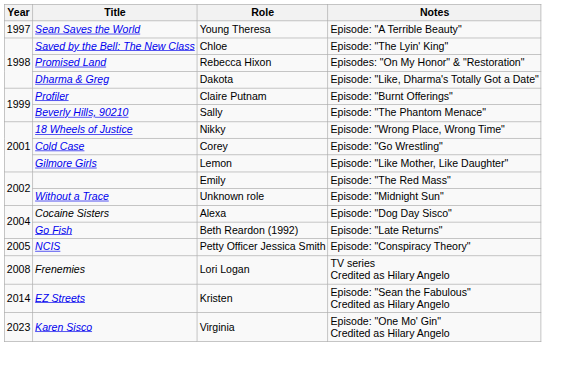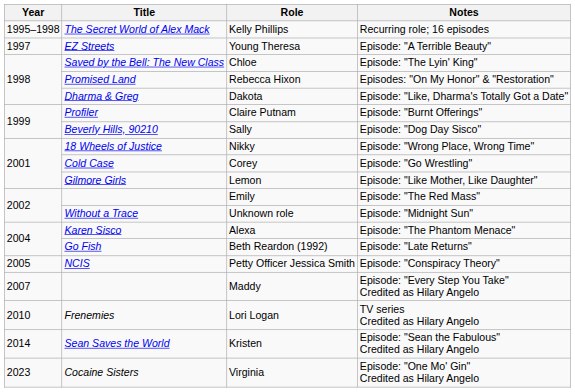+ row: (259, 29)
(88, 29) Sean Saves the World -> (89, 46) EZ Streets
(408, 113) Episode: "The Phantom Menace" -> (421, 130) Episode: "Dog Day Sisco"
(72, 213) Cocaine Sisters -> (93, 230) Karen Sisco
(391, 213) Episode: "Dog Day Sisco" -> (438, 230) Episode: "The Phantom Menace"
+ row: (245, 286)
(19, 270) 2008 -> (19, 315) 2010
(60, 298) EZ Streets -> (117, 344) Sean Saves the World
(64, 327) Karen Sisco -> (101, 372) Cocaine Sisters
